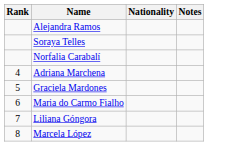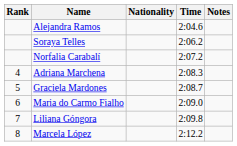+ column: (191, 12)
